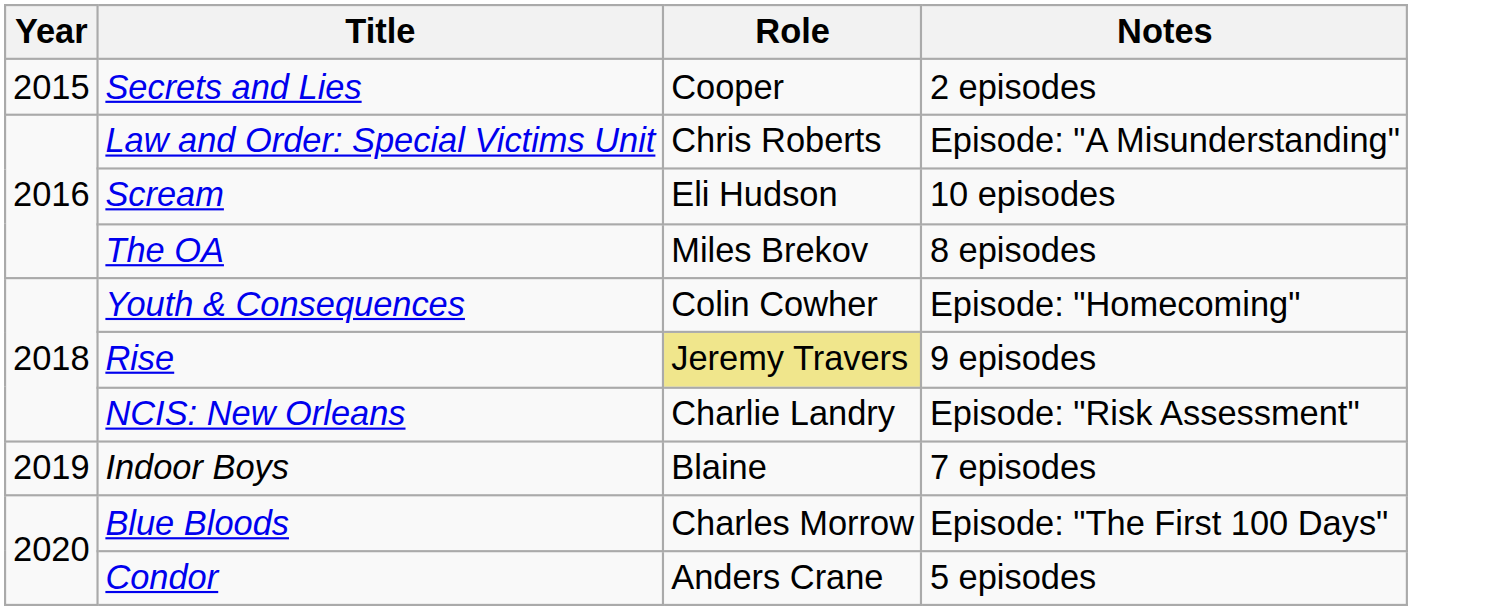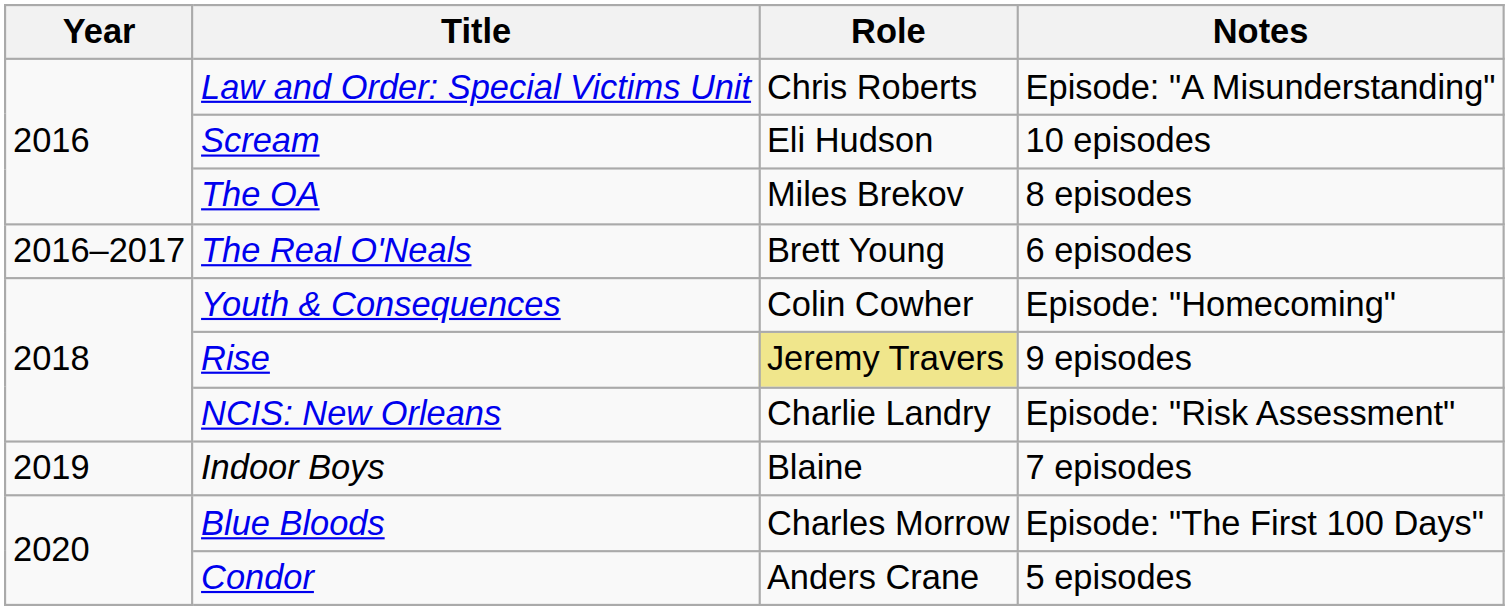- row: (234, 86)
+ row: (336, 250)
